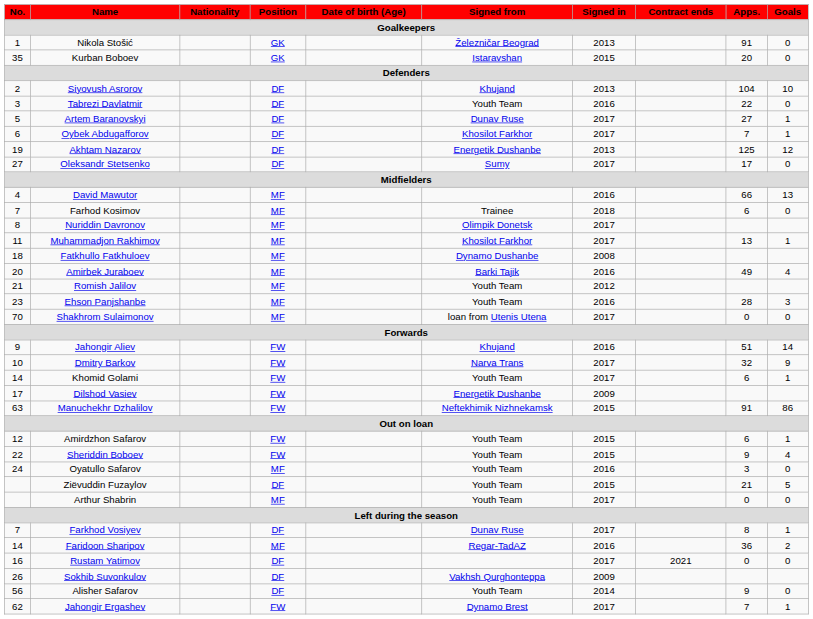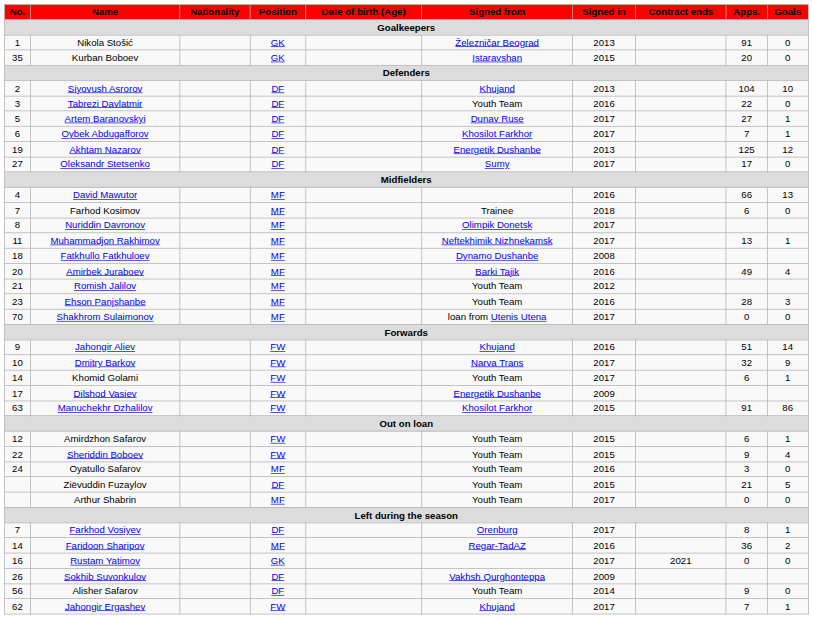(497, 241) Khosilot Farkhor -> (497, 241) Neftekhimik Nizhnekamsk
(497, 409) Neftekhimik Nizhnekamsk -> (497, 409) Khosilot Farkhor
(497, 531) Dunav Ruse -> (497, 531) Orenburg
(278, 561) DF -> (278, 561) GK
(497, 607) Dynamo Brest -> (497, 607) Khujand
